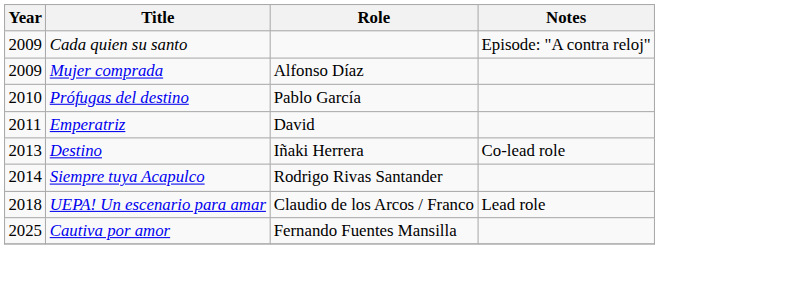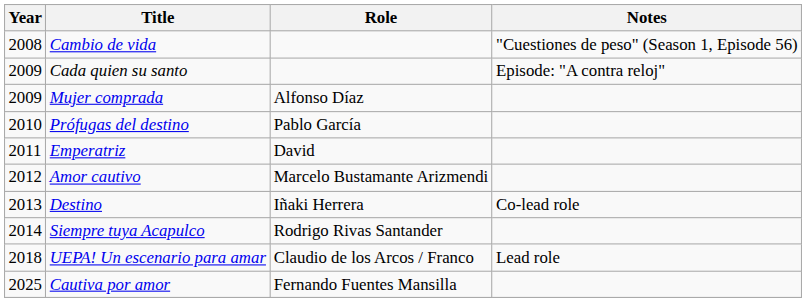+ row: (103, 44)
+ row: (95, 177)
